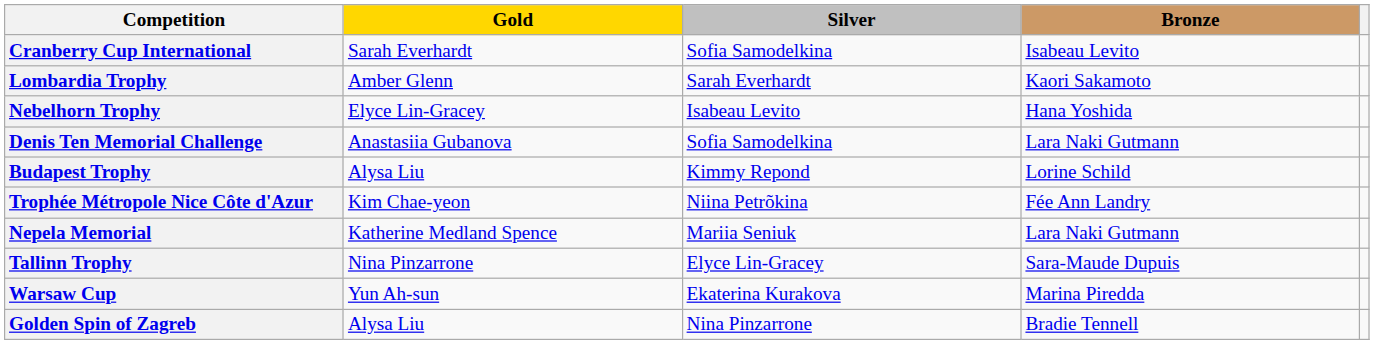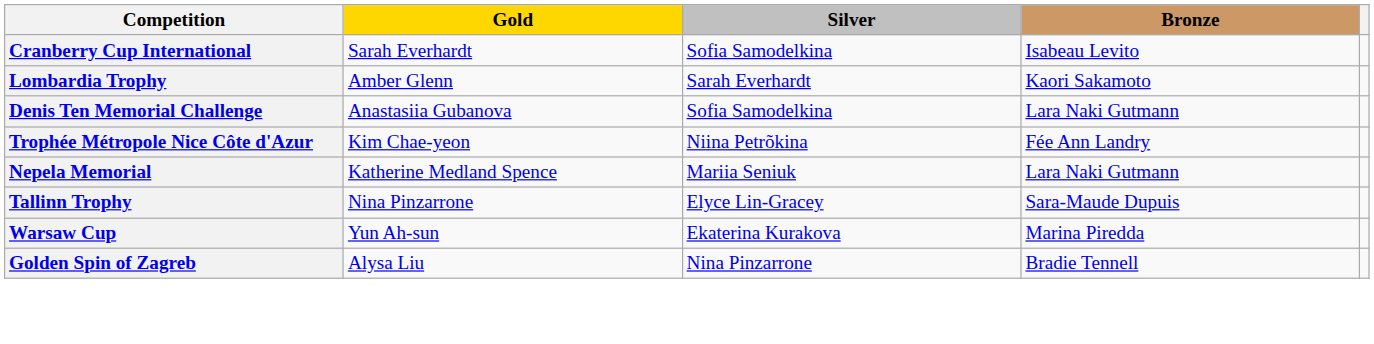- row: (85, 111)
- row: (80, 171)
